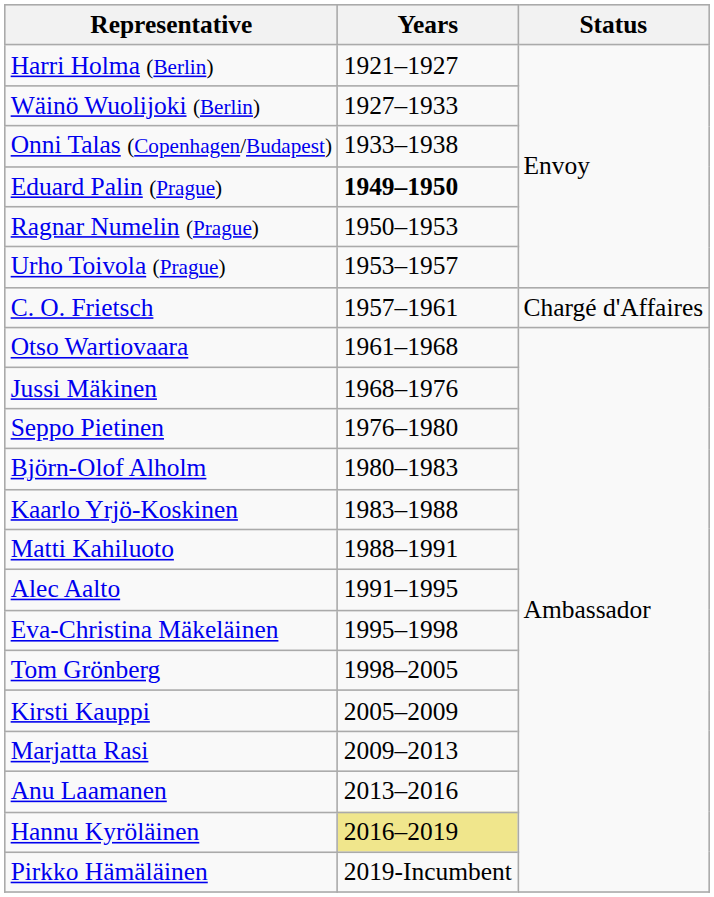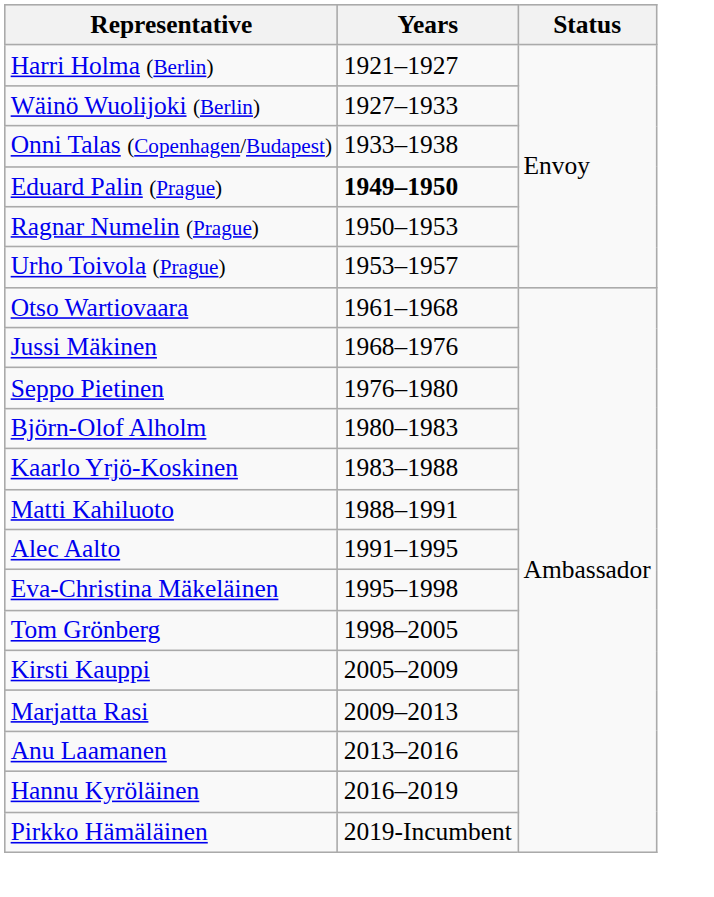- row: (82, 307)
(401, 831) khaki background -> (401, 791) no background
